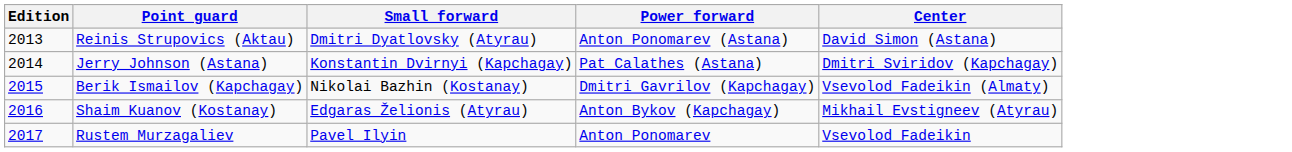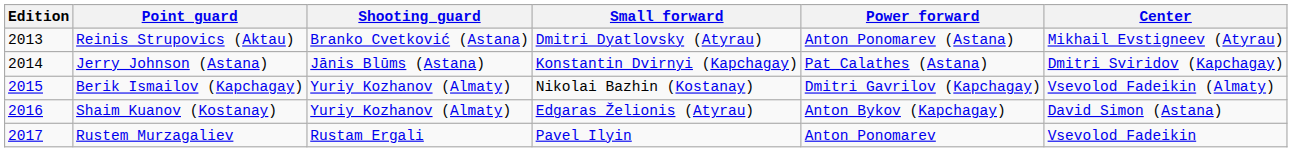+ column: (419, 16)
(910, 40) David Simon (Astana) -> (1166, 40) Mikhail Evstigneev (Atyrau)
(940, 111) Mikhail Evstigneev (Atyrau) -> (1135, 111) David Simon (Astana)
